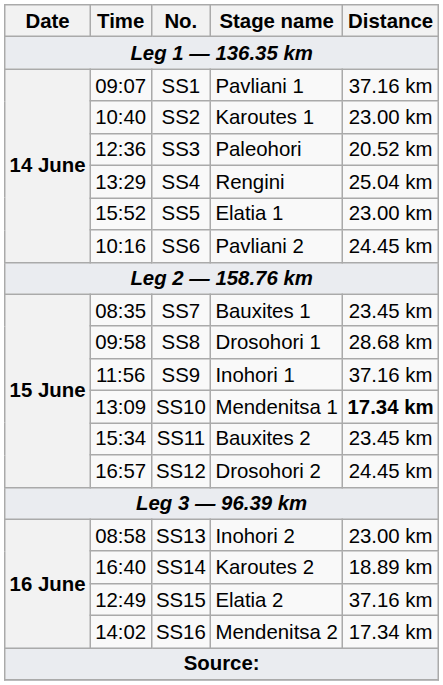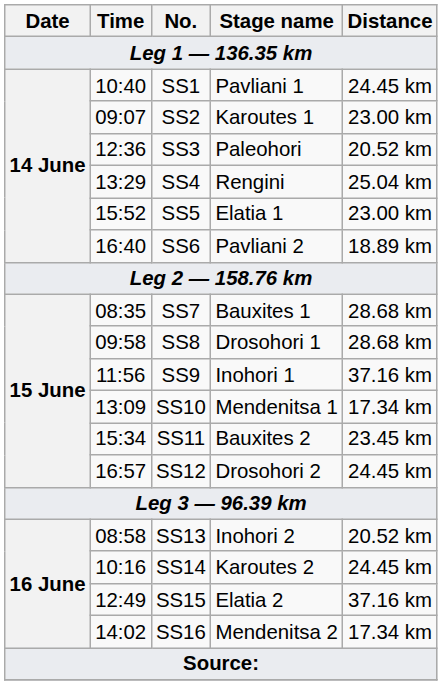(121, 85) 09:07 -> (121, 85) 10:40
(391, 85) 37.16 km -> (390, 85) 24.45 km
(121, 117) 10:40 -> (121, 117) 09:07
(121, 246) 10:16 -> (121, 246) 16:40
(391, 246) 24.45 km -> (390, 246) 18.89 km
(391, 310) 23.45 km -> (390, 310) 28.68 km
(391, 406) bold -> (390, 406) normal
(391, 535) 23.00 km -> (390, 535) 20.52 km
(121, 567) 16:40 -> (121, 567) 10:16
(391, 567) 18.89 km -> (390, 567) 24.45 km
